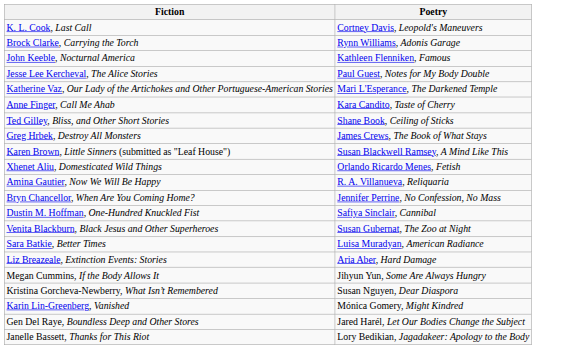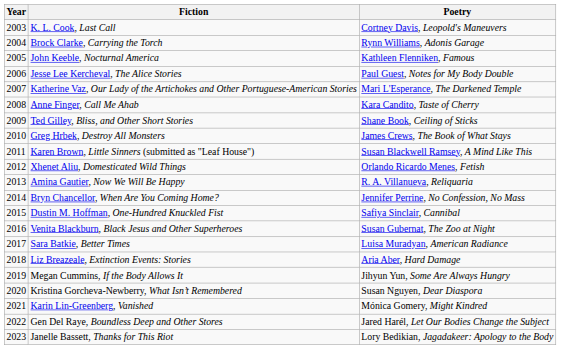+ column: (16, 12)
